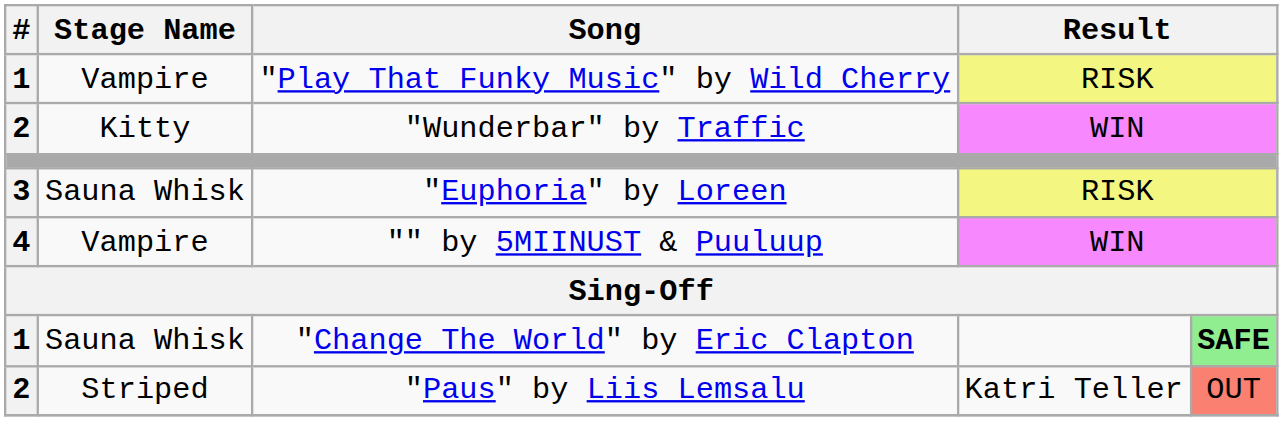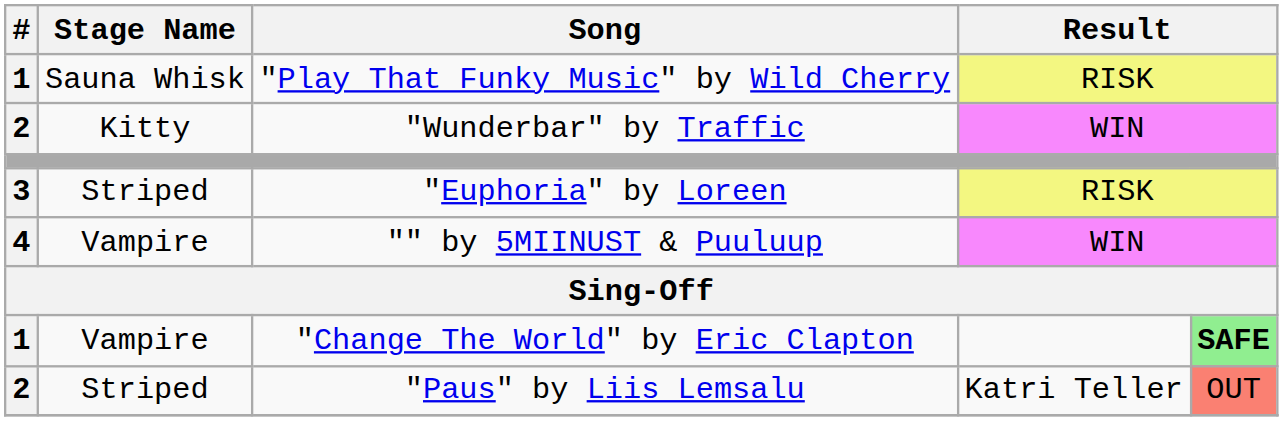(145, 79) Vampire -> (145, 79) Sauna Whisk
(145, 192) Sauna Whisk -> (145, 192) Striped
(145, 340) Sauna Whisk -> (145, 340) Vampire
